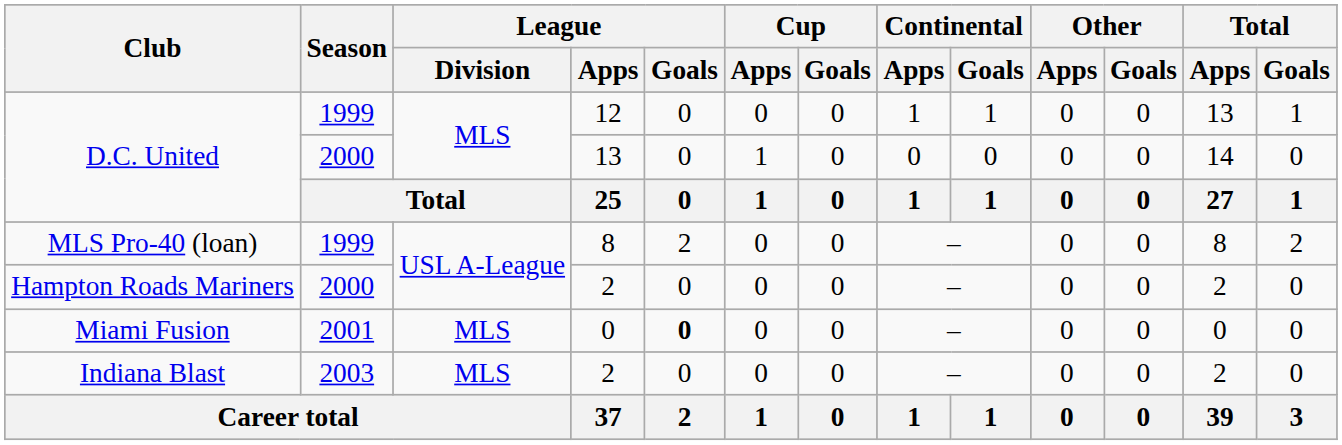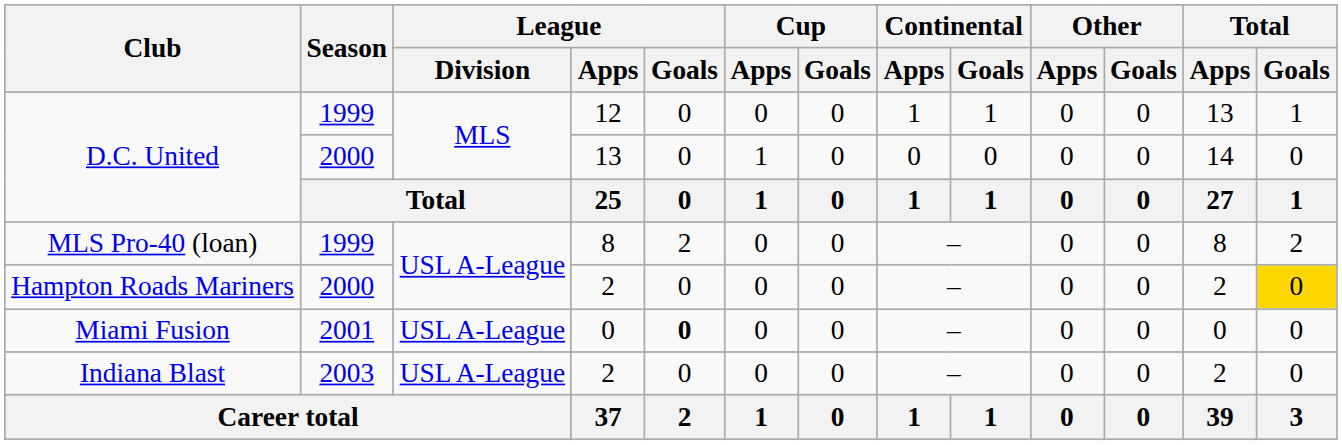(1296, 286) no background -> (1296, 286) gold background
(482, 329) MLS -> (482, 329) USL A-League
(482, 373) MLS -> (482, 373) USL A-League
